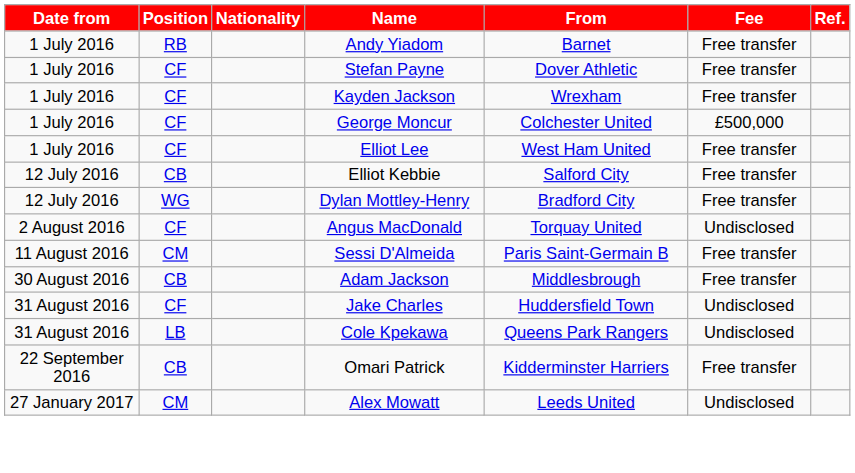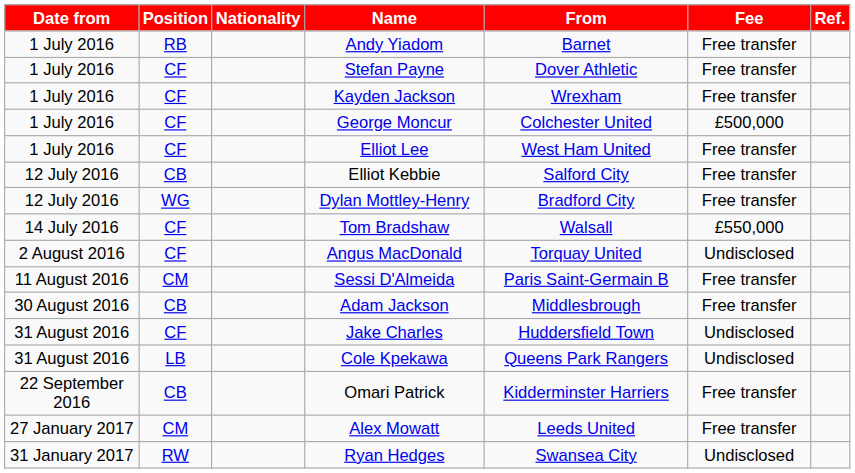+ row: (394, 227)
(749, 403) Undisclosed -> (749, 429) Free transfer
+ row: (394, 455)
